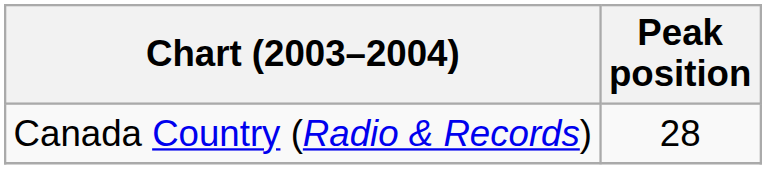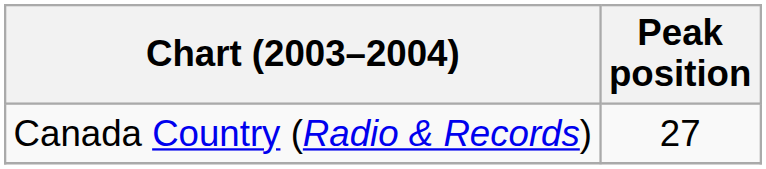(680, 132) 28 -> (680, 132) 27
